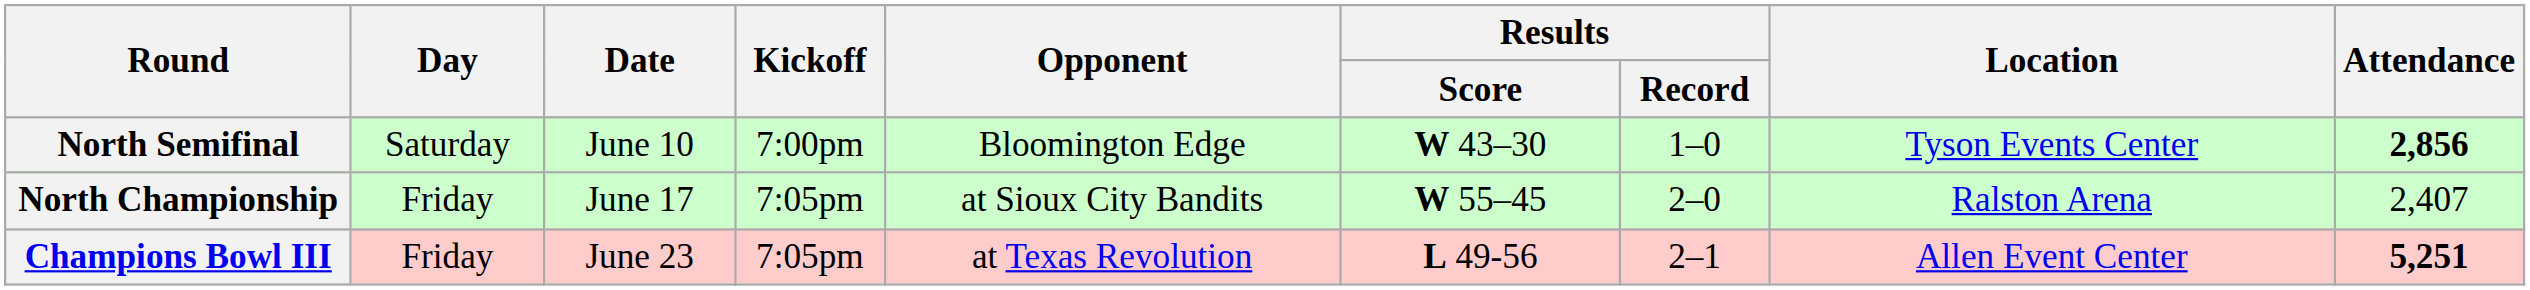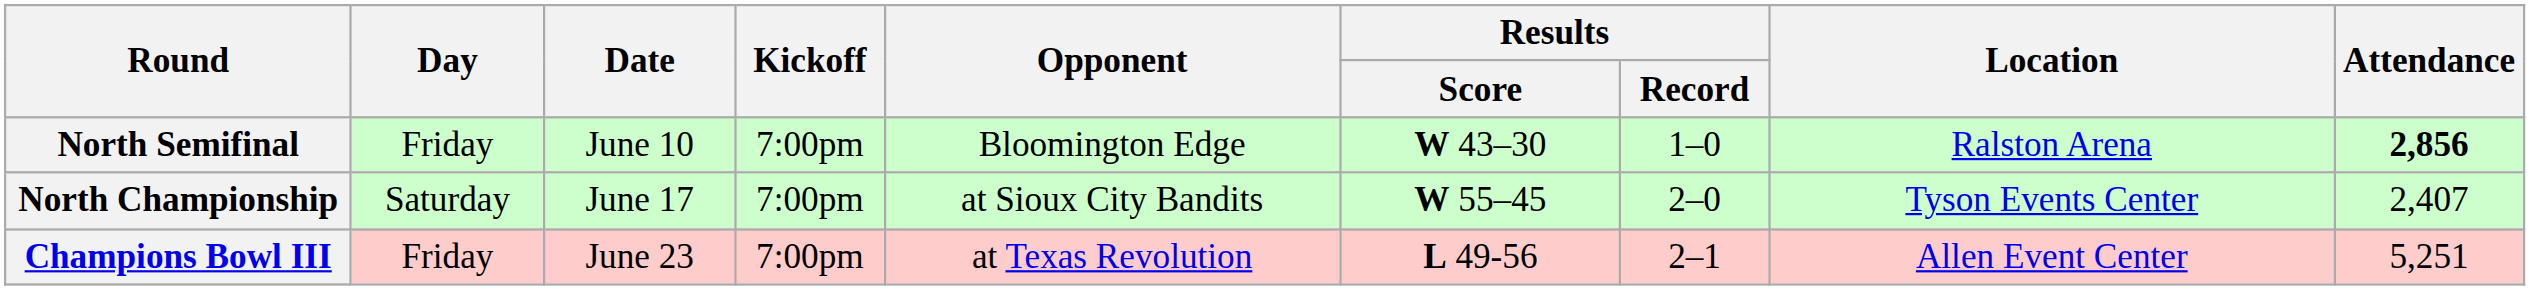(447, 144) Saturday -> (447, 144) Friday
(2052, 144) Tyson Events Center -> (2052, 144) Ralston Arena
(447, 199) Friday -> (447, 199) Saturday
(810, 199) 7:05pm -> (810, 199) 7:00pm
(2052, 199) Ralston Arena -> (2052, 199) Tyson Events Center
(810, 255) 7:05pm -> (810, 255) 7:00pm
(2429, 255) bold -> (2429, 255) normal
